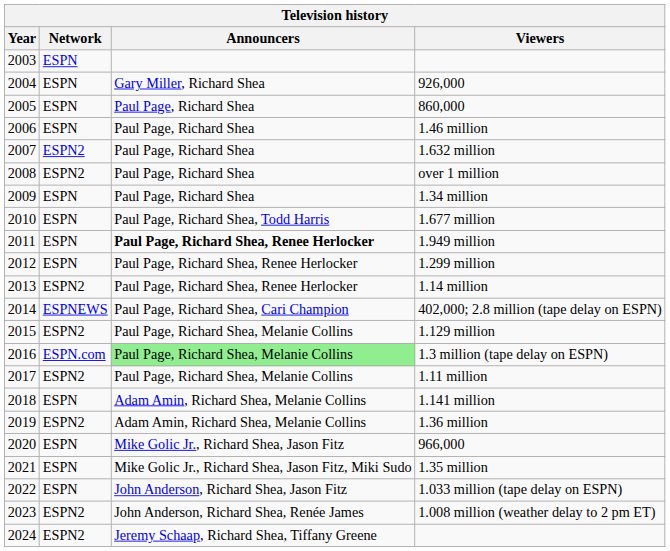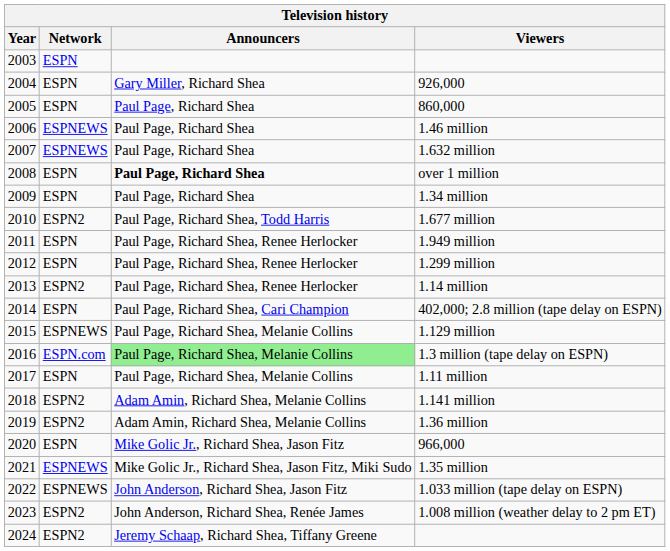(60, 128) ESPN -> (75, 128) ESPNEWS
(64, 151) ESPN2 -> (75, 151) ESPNEWS
(64, 173) ESPN2 -> (60, 173) ESPN
(184, 173) normal -> (189, 173) bold
(60, 219) ESPN -> (64, 219) ESPN2
(244, 241) bold -> (236, 241) normal
(75, 309) ESPNEWS -> (60, 309) ESPN
(64, 331) ESPN2 -> (75, 331) ESPNEWS
(64, 377) ESPN2 -> (60, 377) ESPN
(60, 399) ESPN -> (64, 399) ESPN2
(60, 467) ESPN -> (75, 467) ESPNEWS
(60, 490) ESPN -> (75, 490) ESPNEWS
